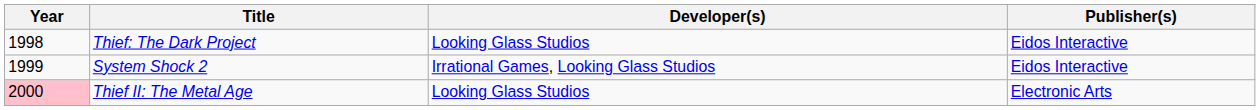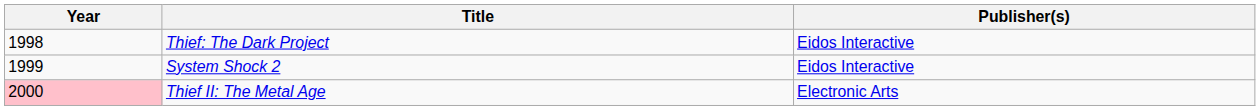- column: (718, 17)
